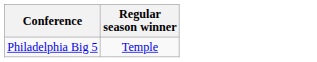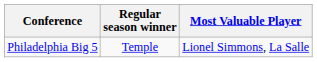+ column: (246, 20)
